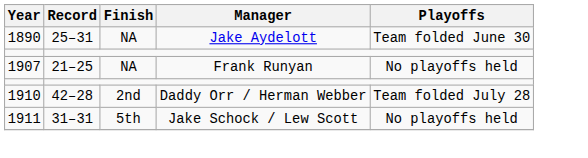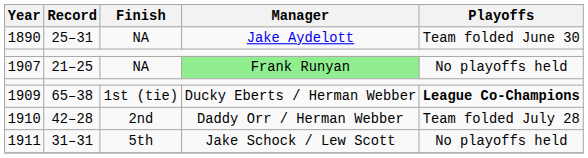(263, 67) no background -> (300, 67) lightgreen background
+ row: (24, 96)
